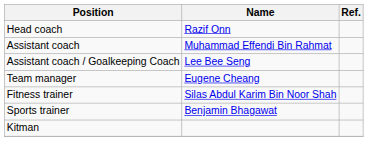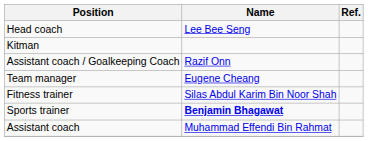(207, 29) Razif Onn -> (217, 29) Lee Bee Seng
rows swapped: (43, 45) <-> (23, 128)
(217, 62) Lee Bee Seng -> (207, 62) Razif Onn
(231, 111) normal -> (234, 111) bold
